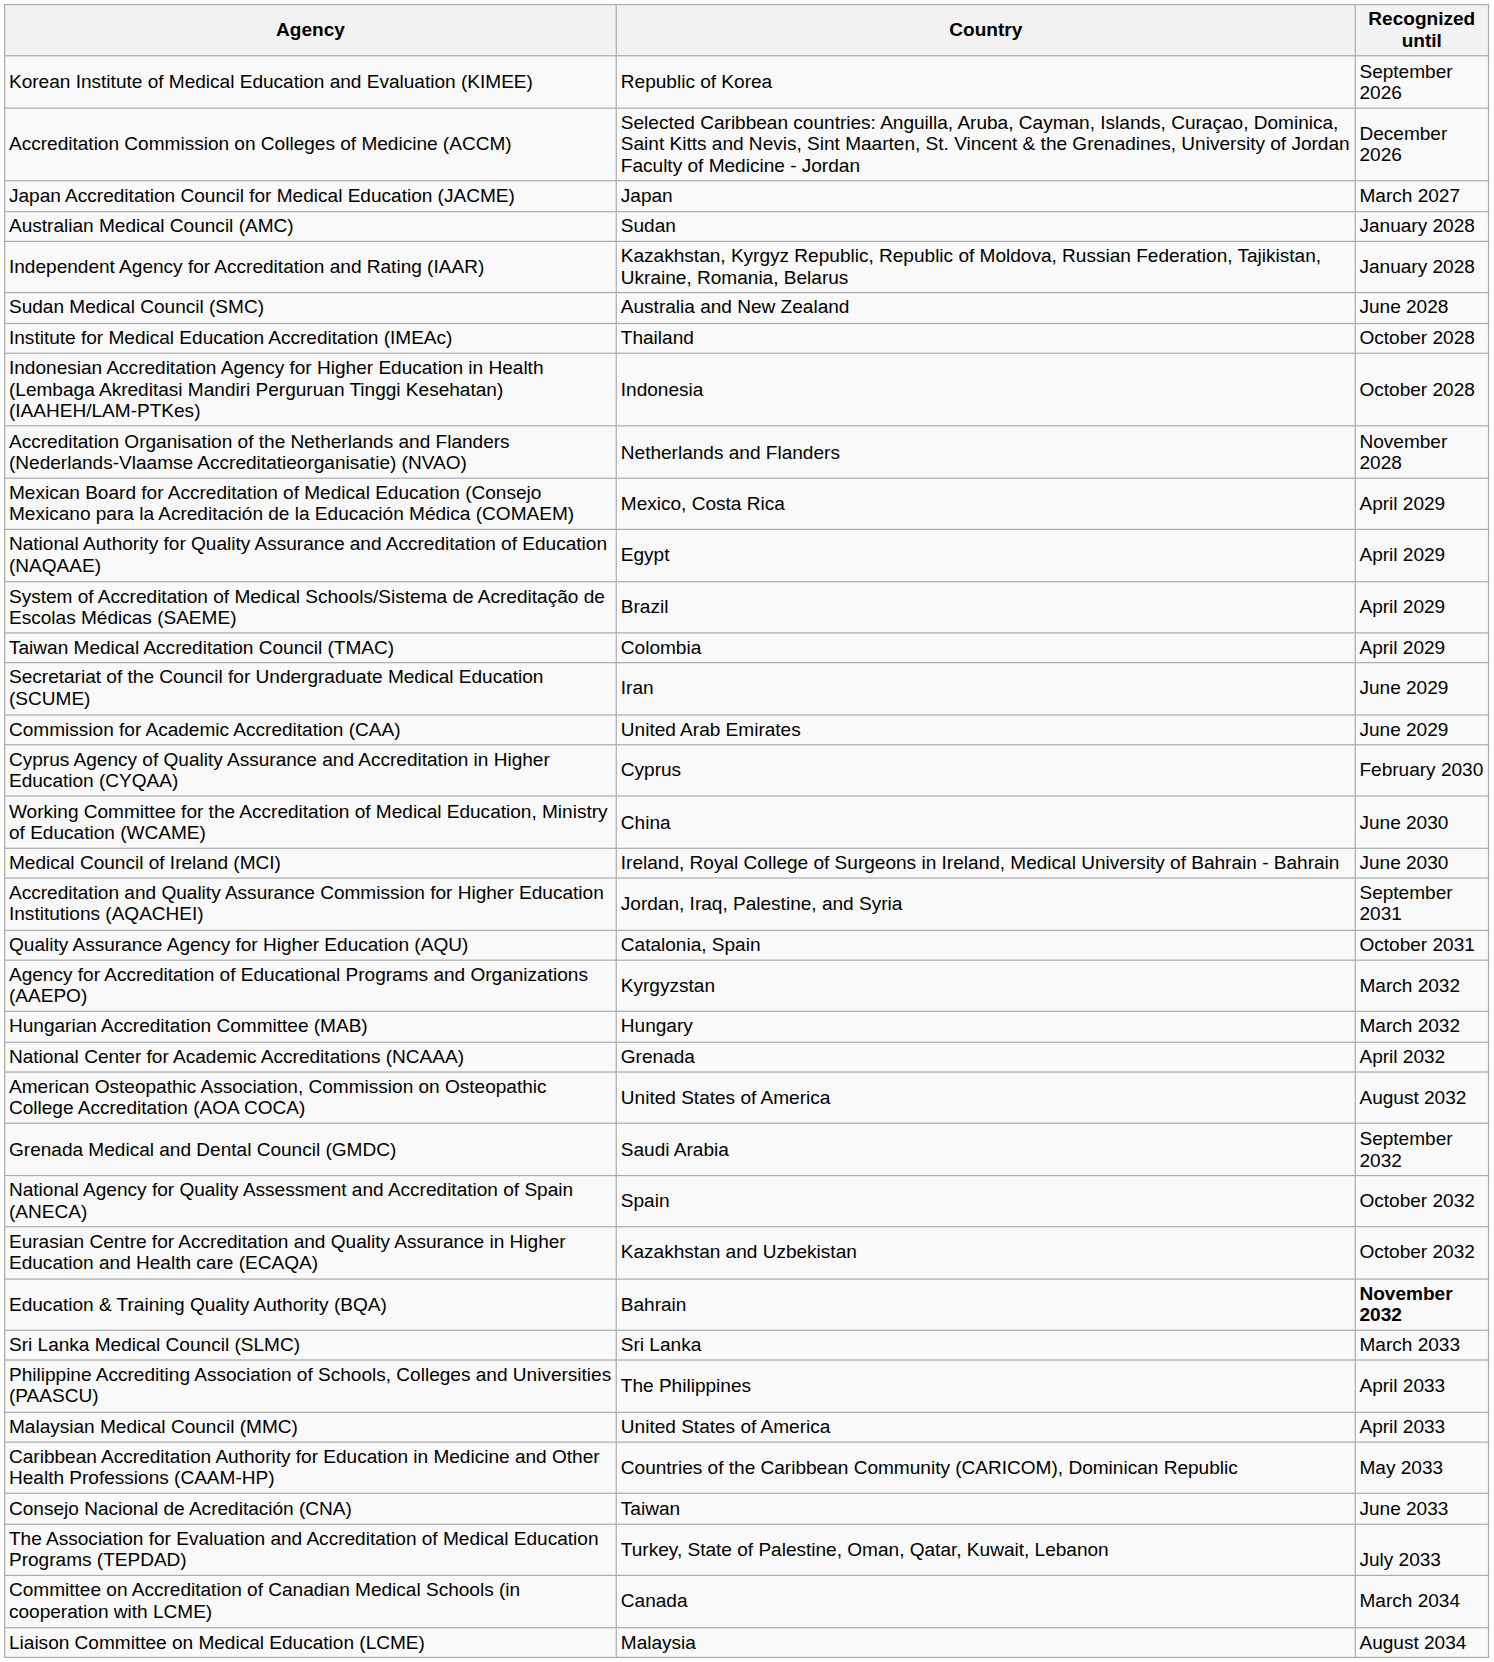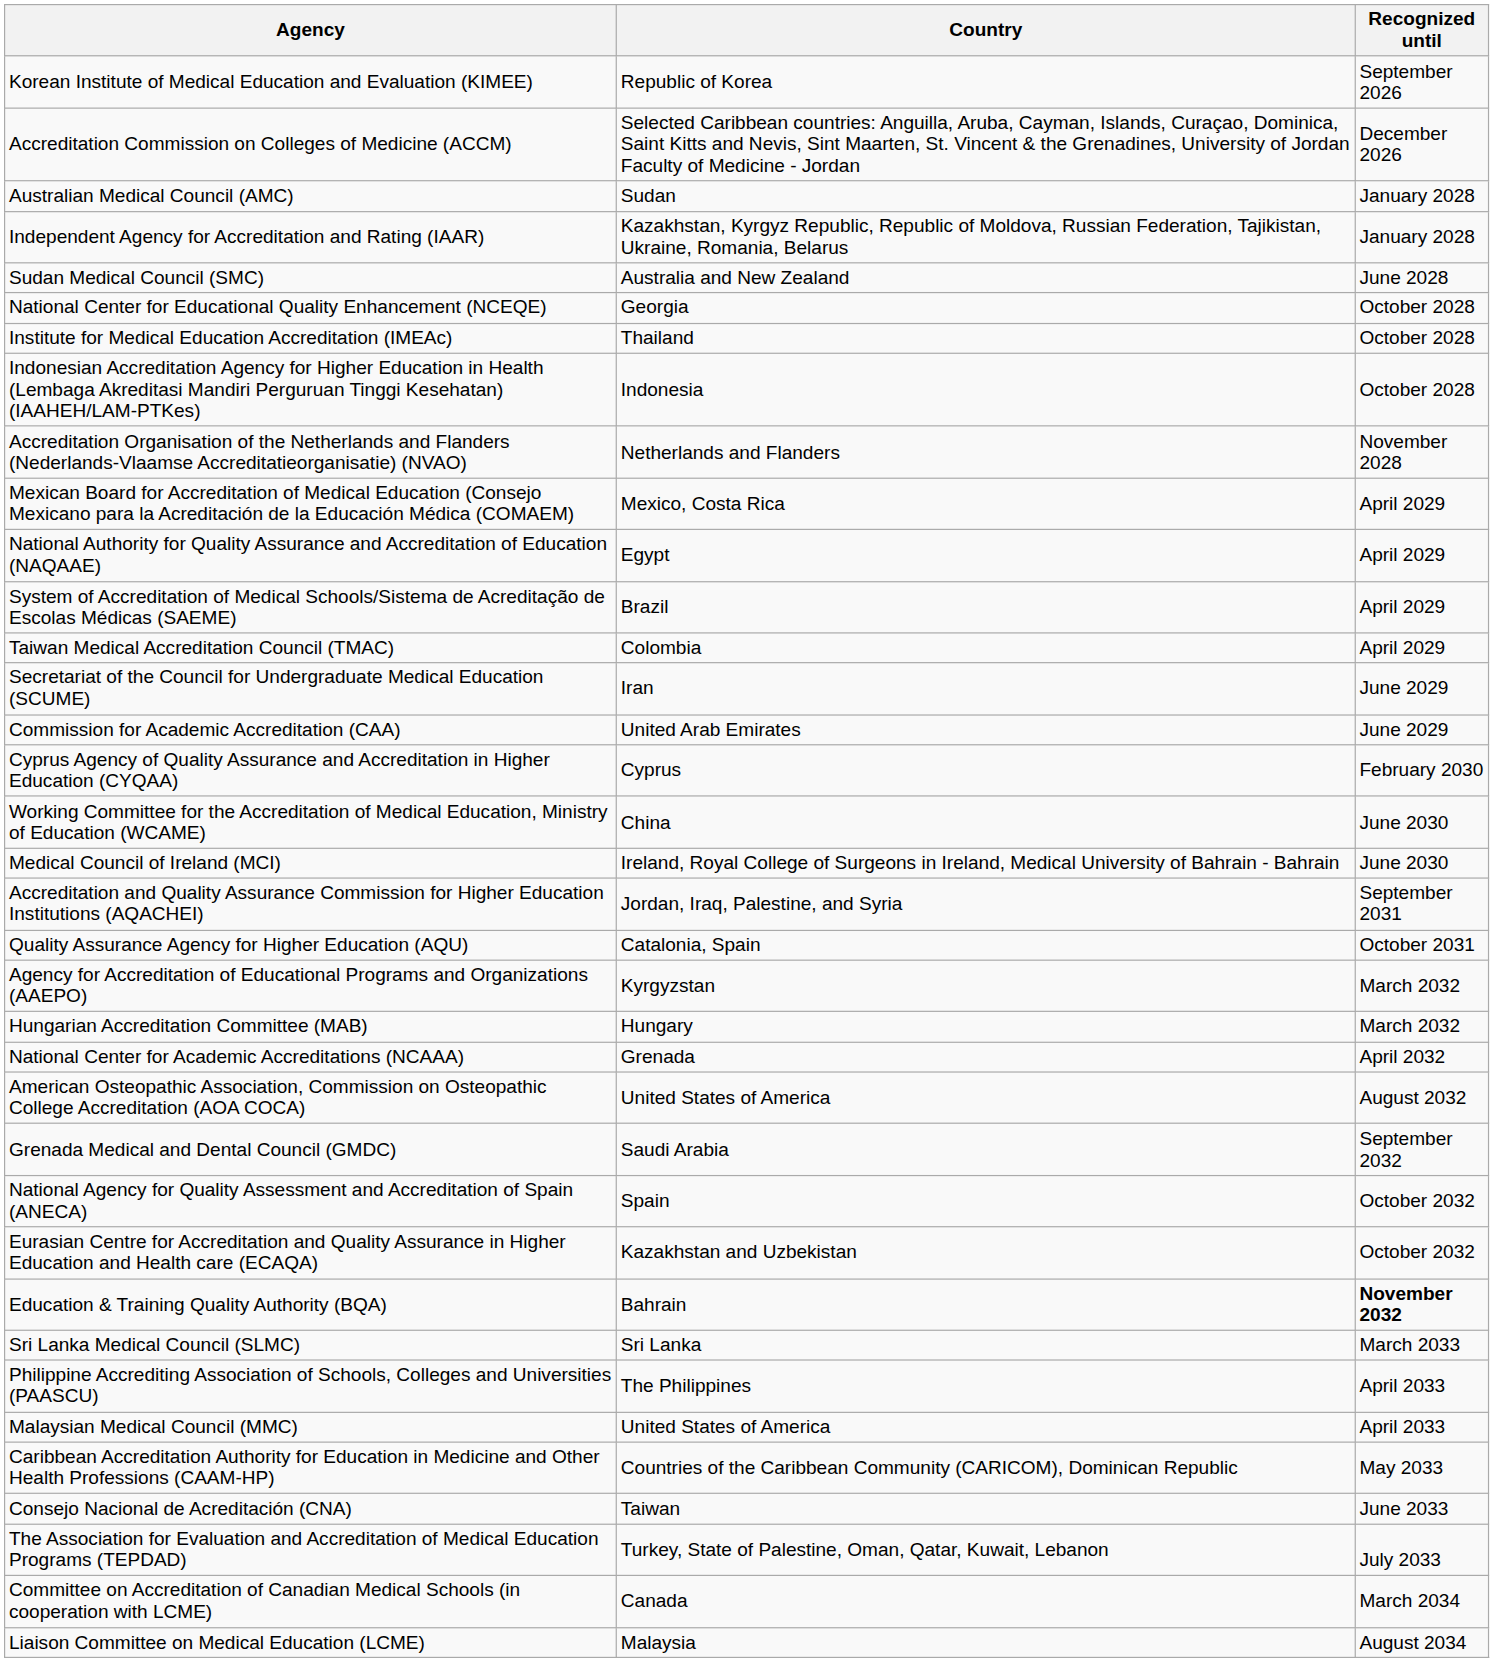- row: (262, 195)
+ row: (278, 307)
